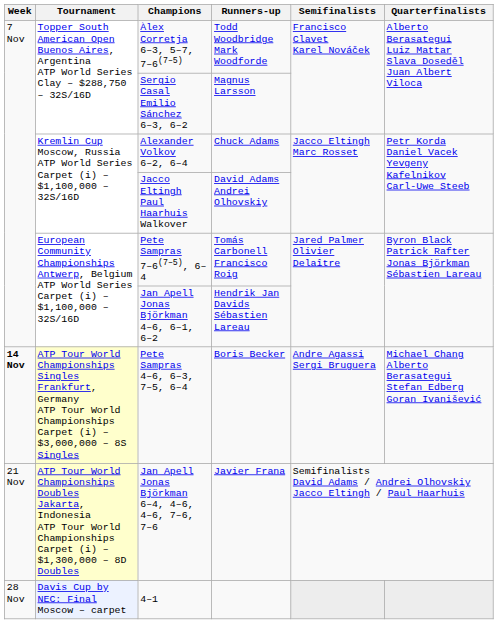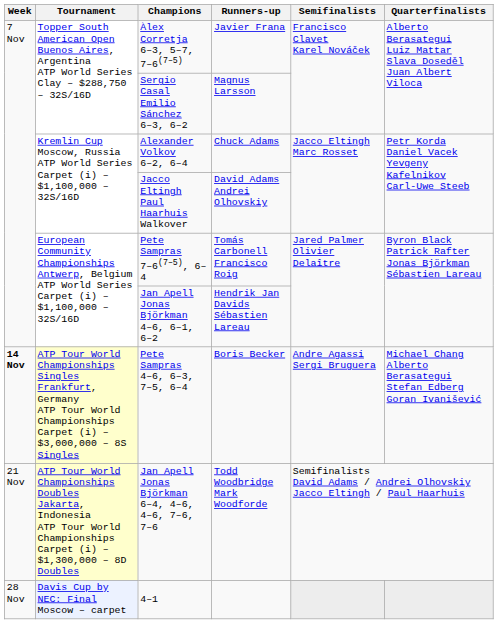(244, 45) Todd Woodbridge Mark Woodforde -> (250, 29) Javier Frana
(250, 472) Javier Frana -> (244, 488) Todd Woodbridge Mark Woodforde
